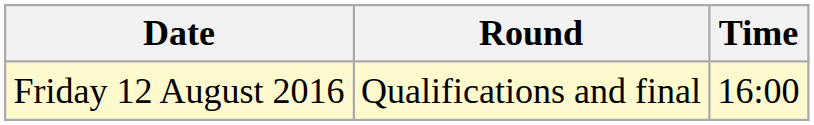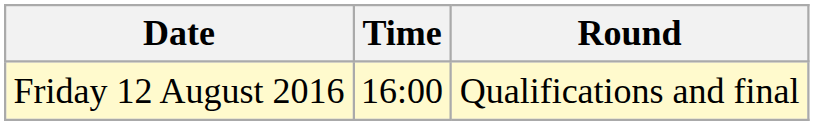columns swapped: (759, 33) <-> (531, 33)
